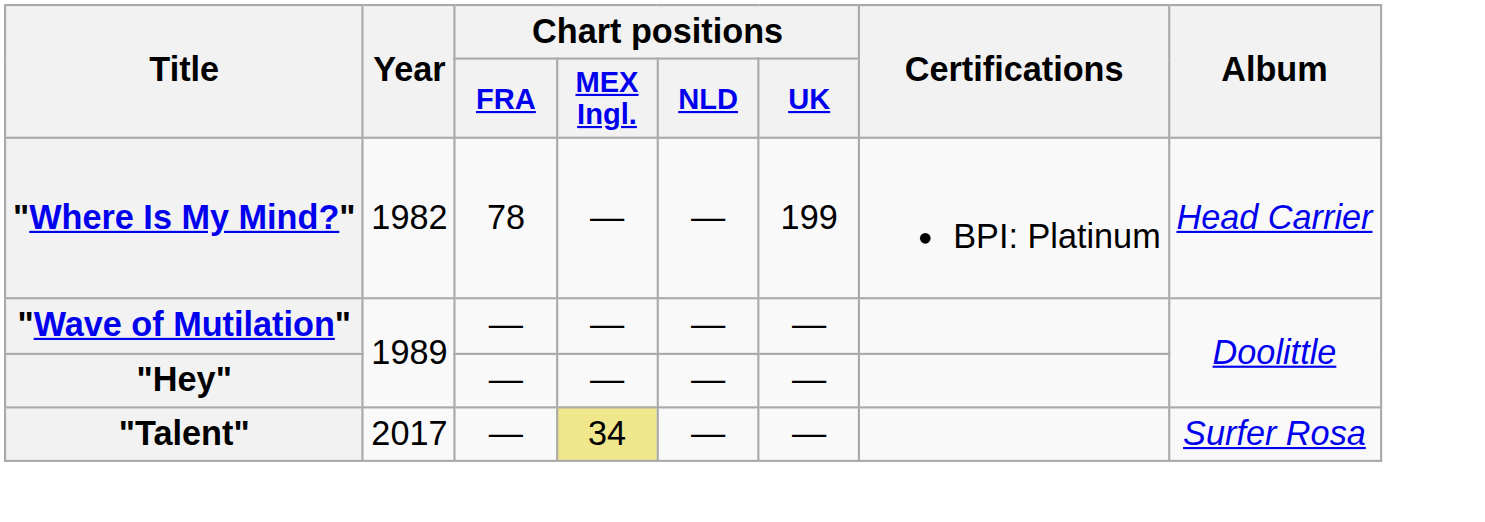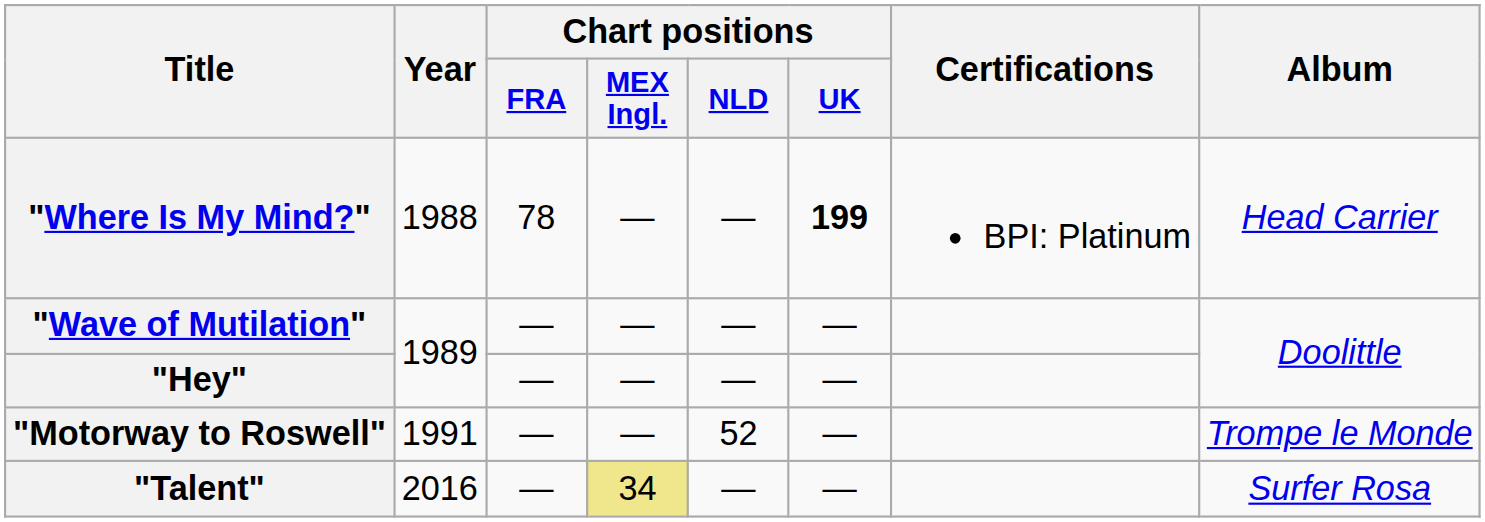(409, 217) 1982 -> (440, 217) 1988
(809, 217) normal -> (840, 217) bold
+ row: (199, 433)
(409, 433) 2017 -> (440, 488) 2016
